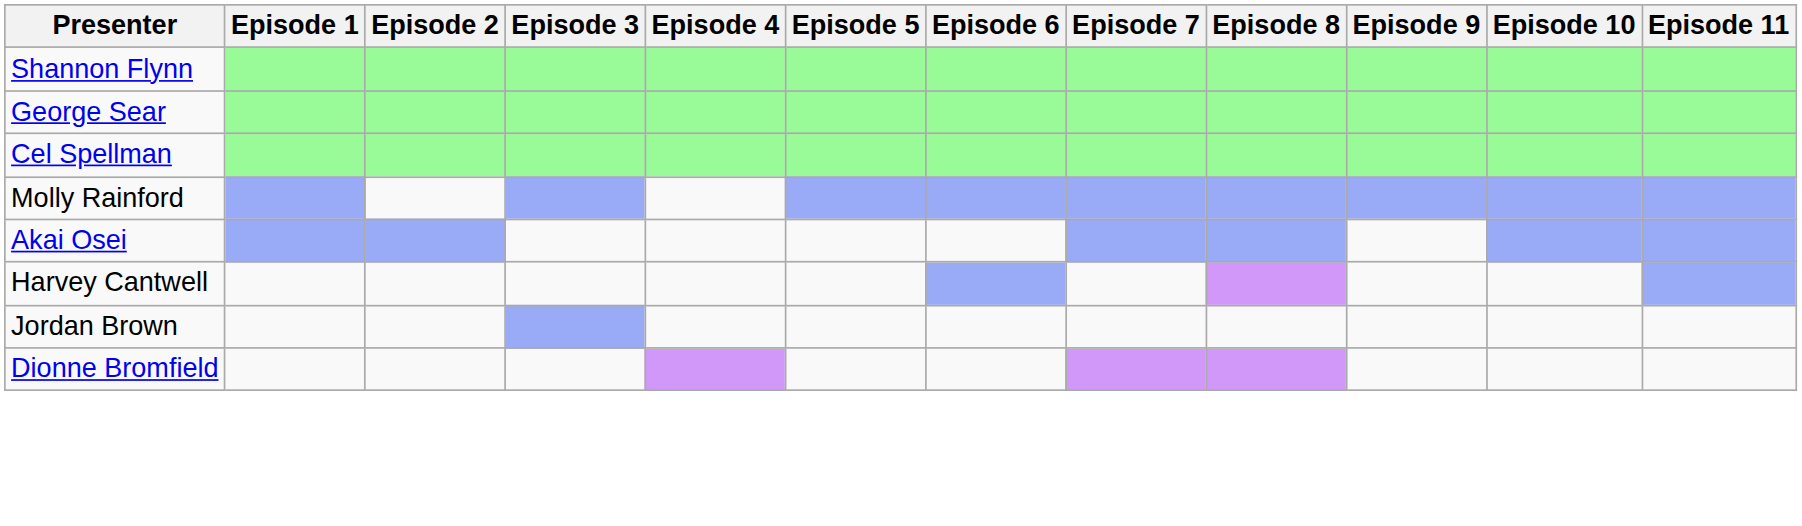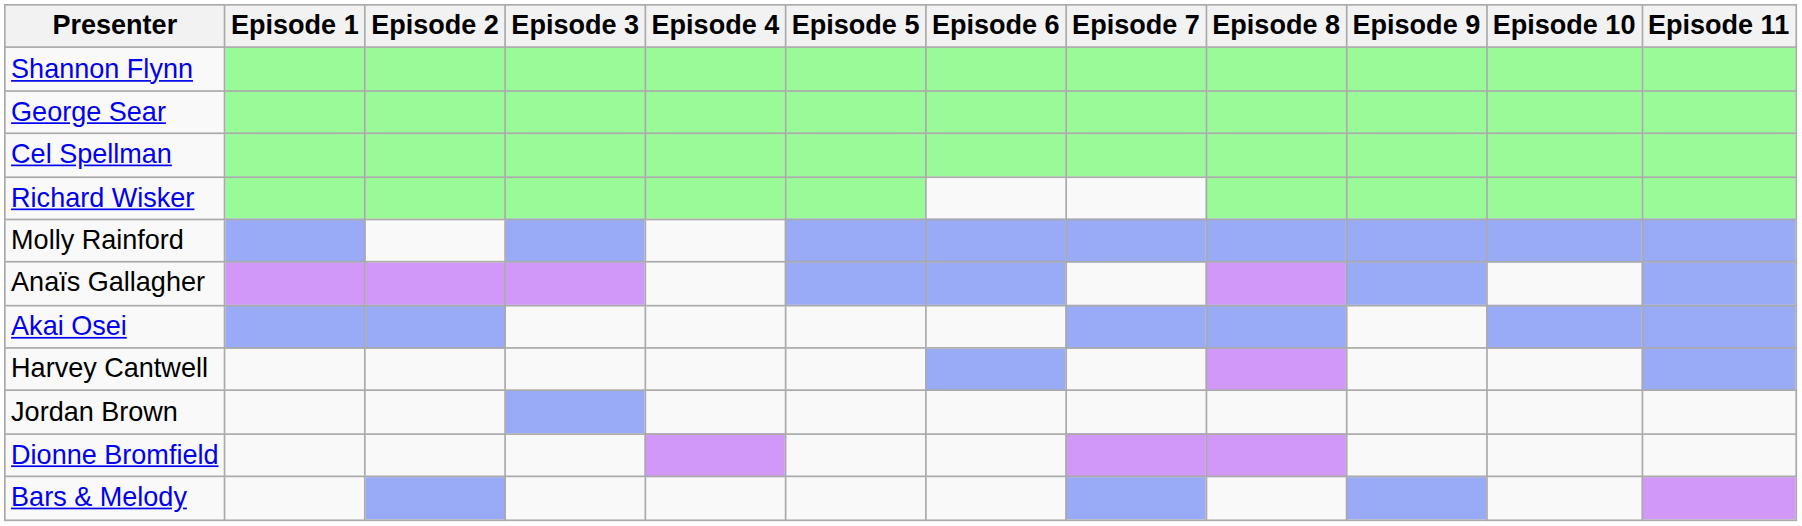+ row: (103, 197)
+ row: (108, 283)
+ row: (99, 497)
